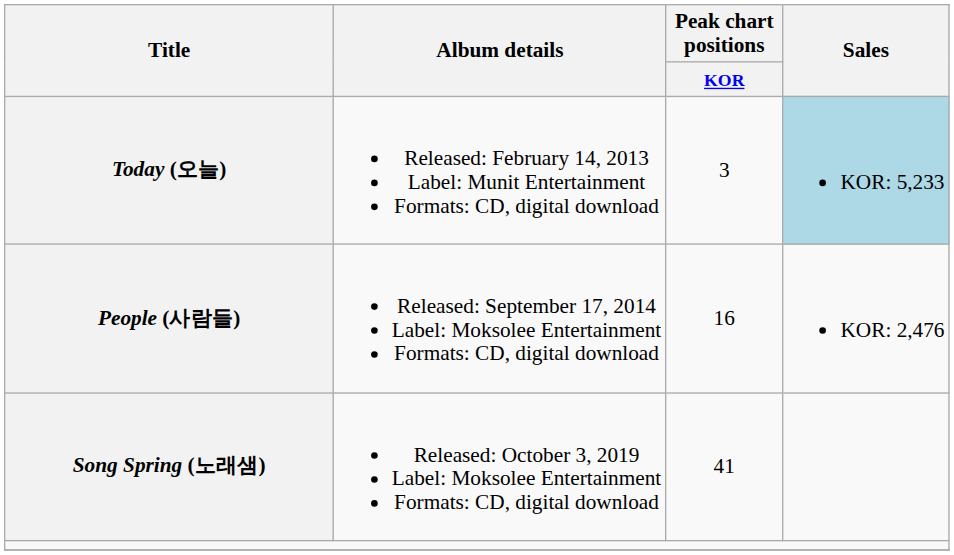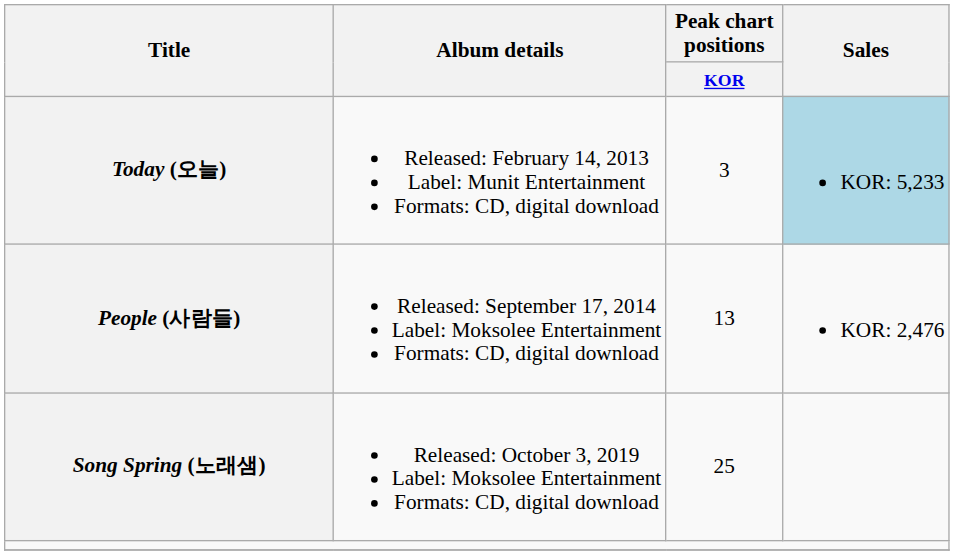(724, 318) 16 -> (724, 318) 13
(724, 466) 41 -> (724, 466) 25
